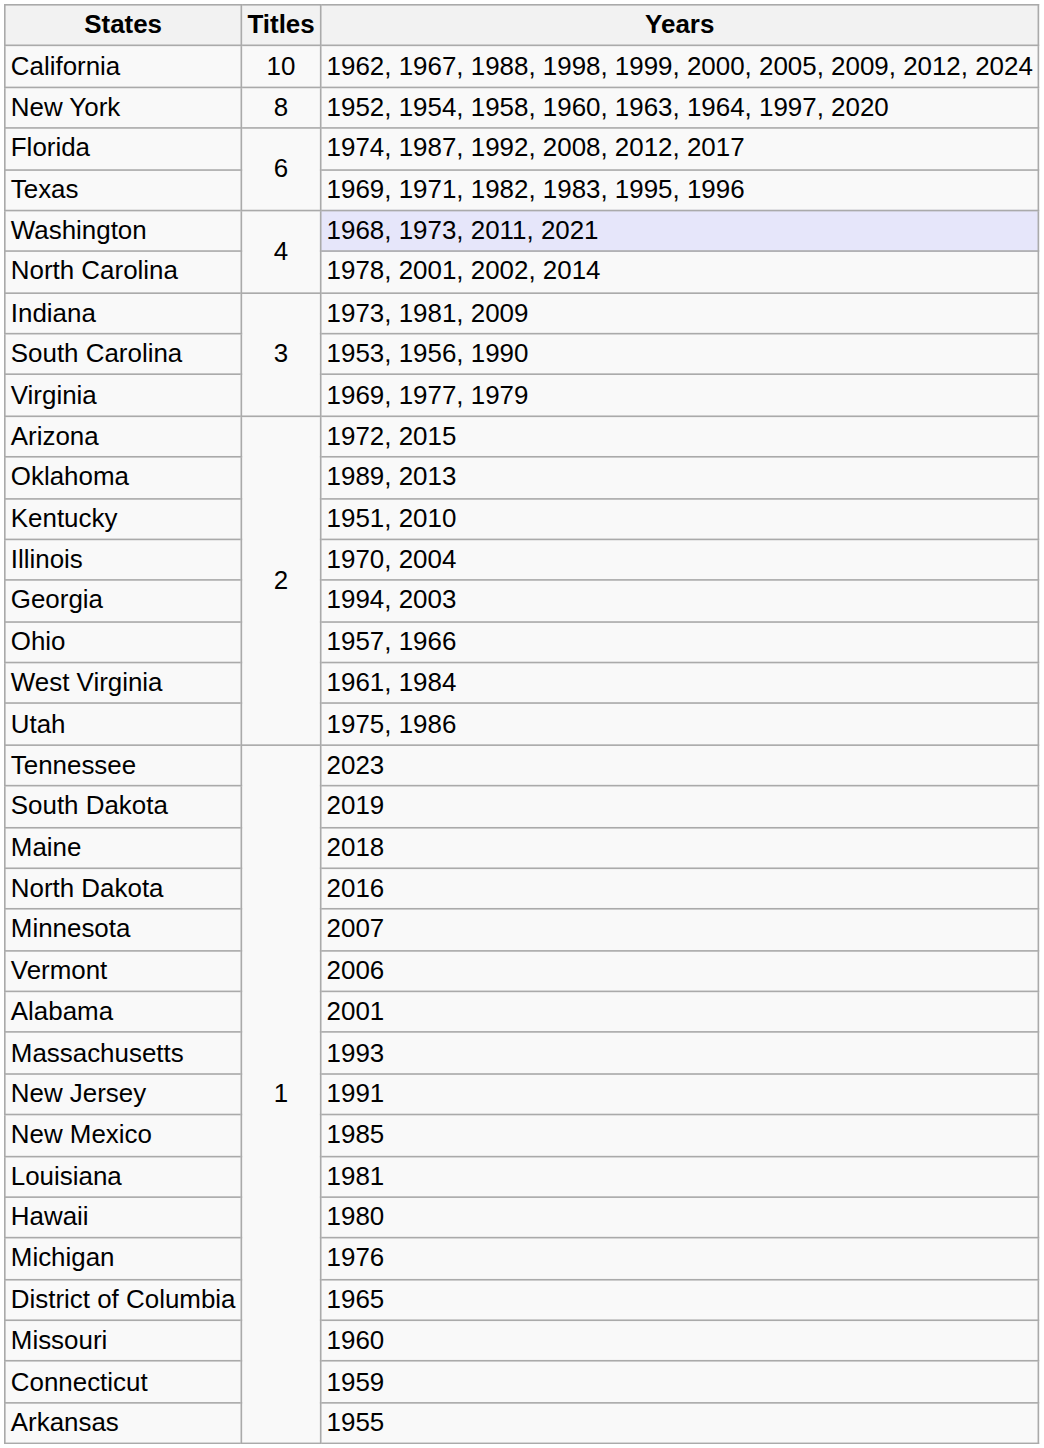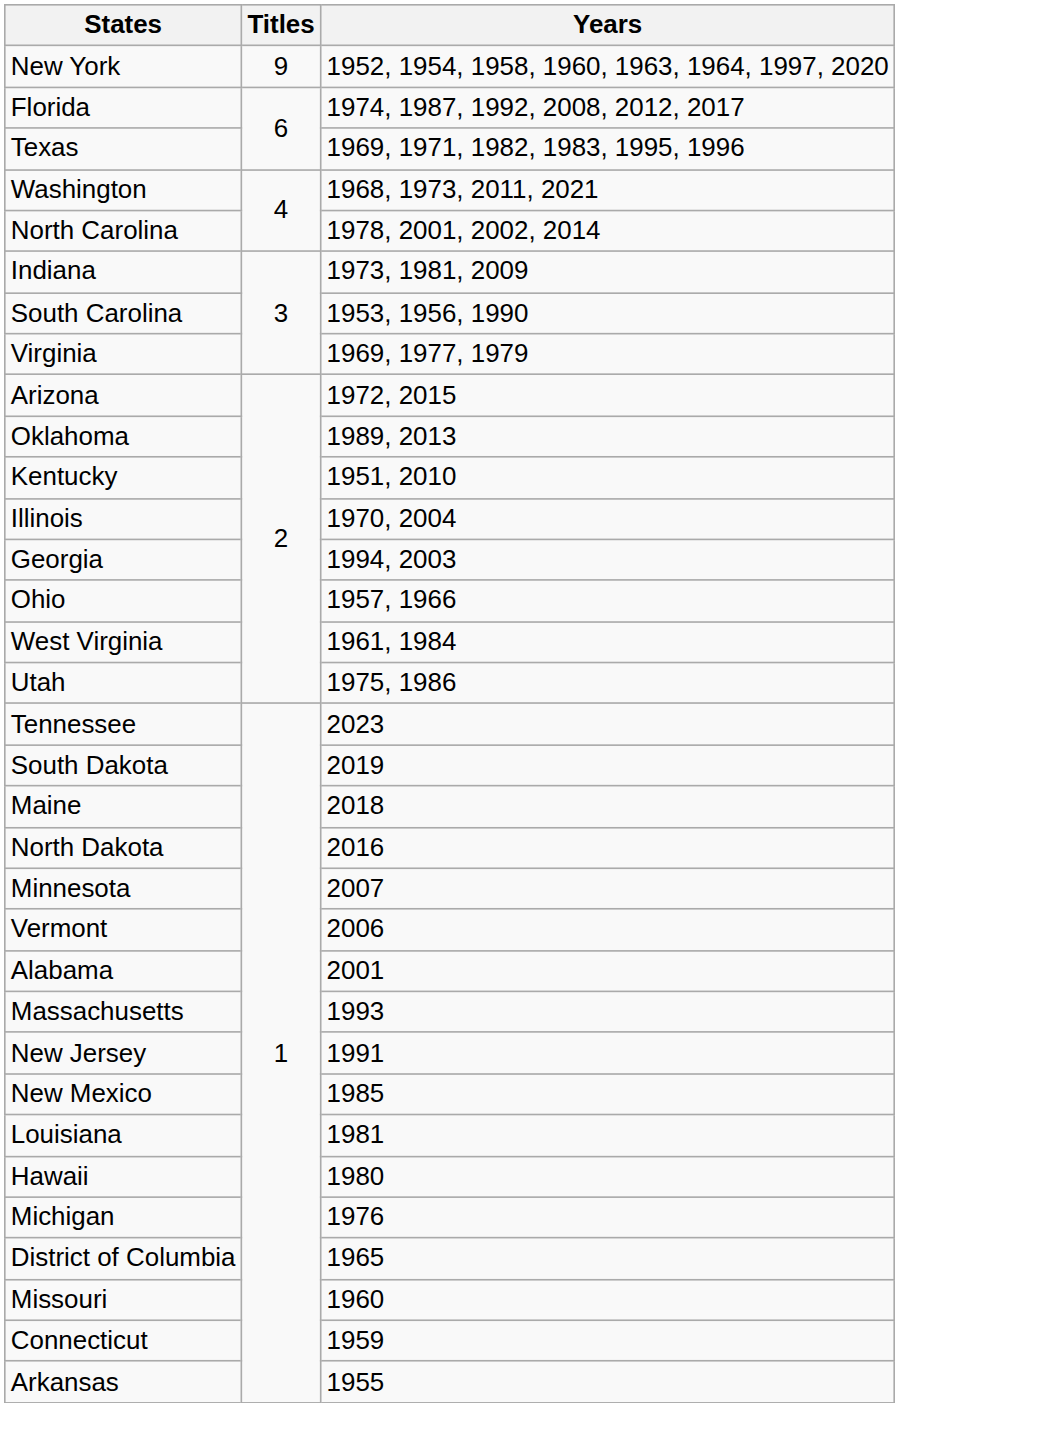- row: (66, 66)
(281, 107) 8 -> (281, 66) 9
(463, 230) lavender background -> (463, 189) no background
